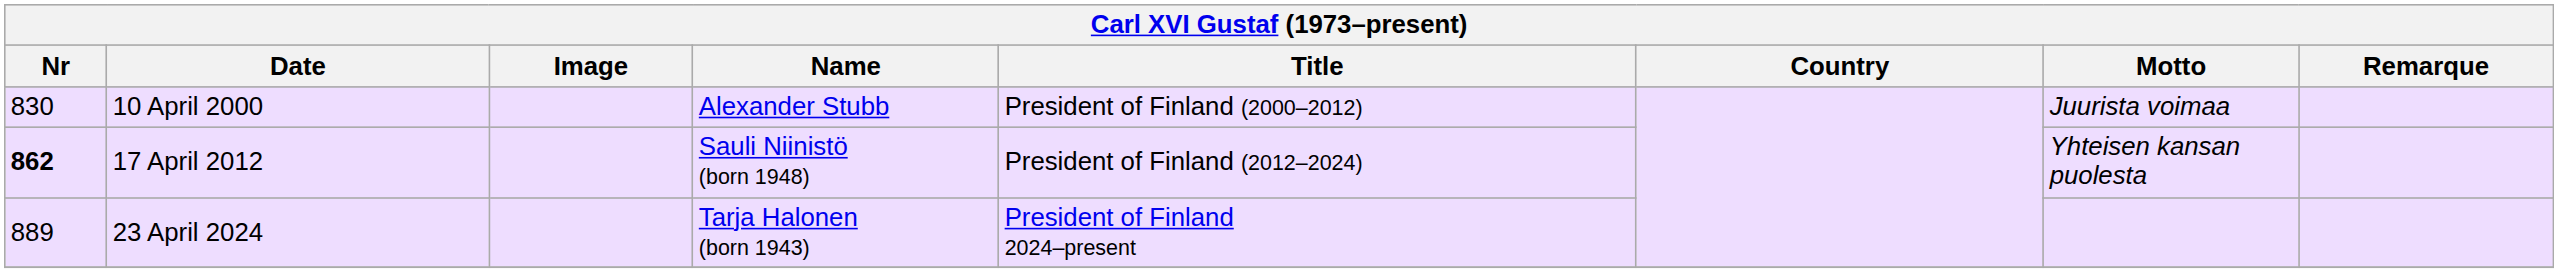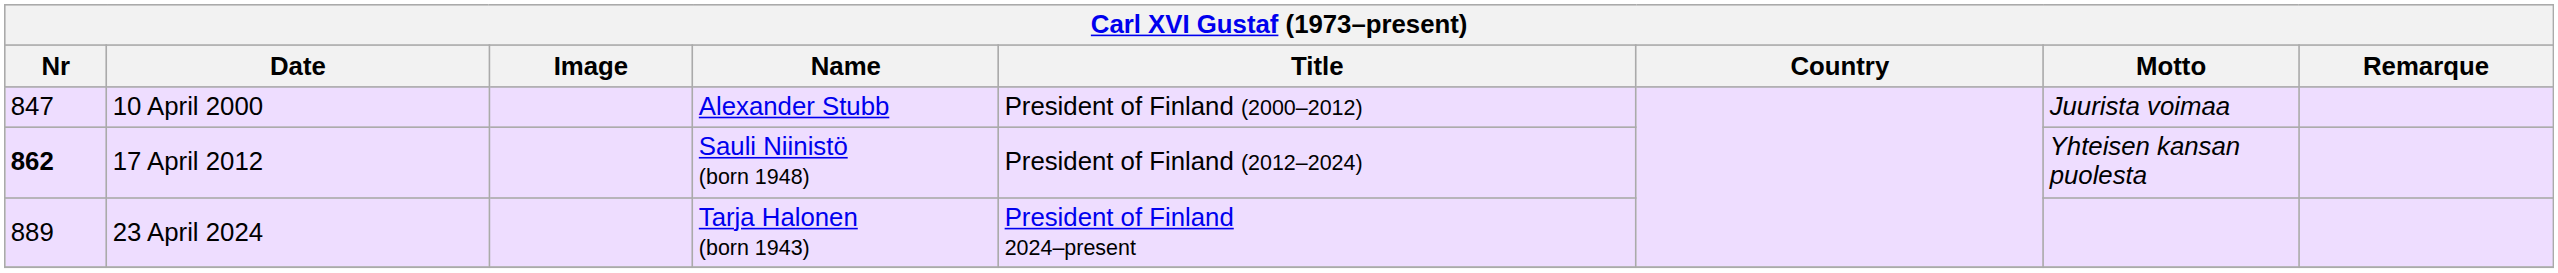(32, 106) 830 -> (32, 106) 847
